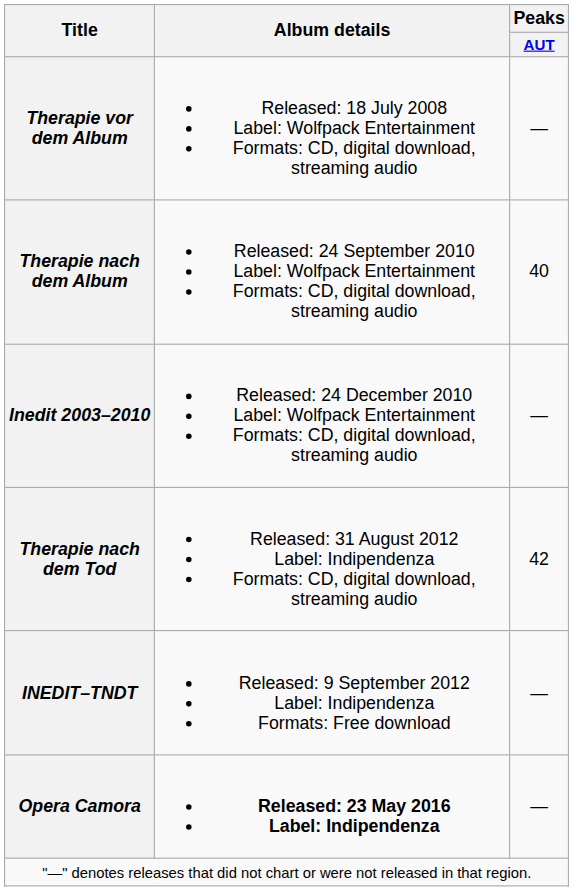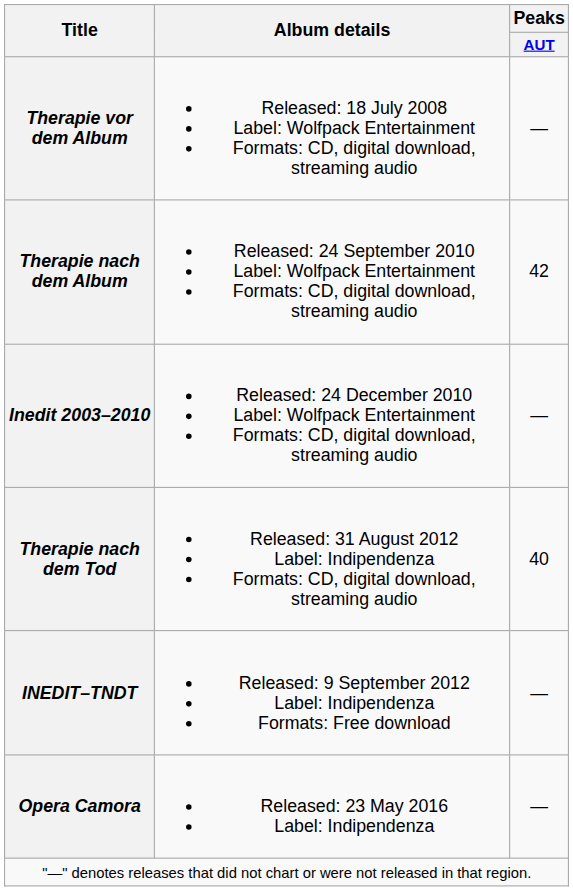(539, 271) 40 -> (539, 271) 42
(539, 559) 42 -> (539, 559) 40
(332, 816) bold -> (332, 816) normal
